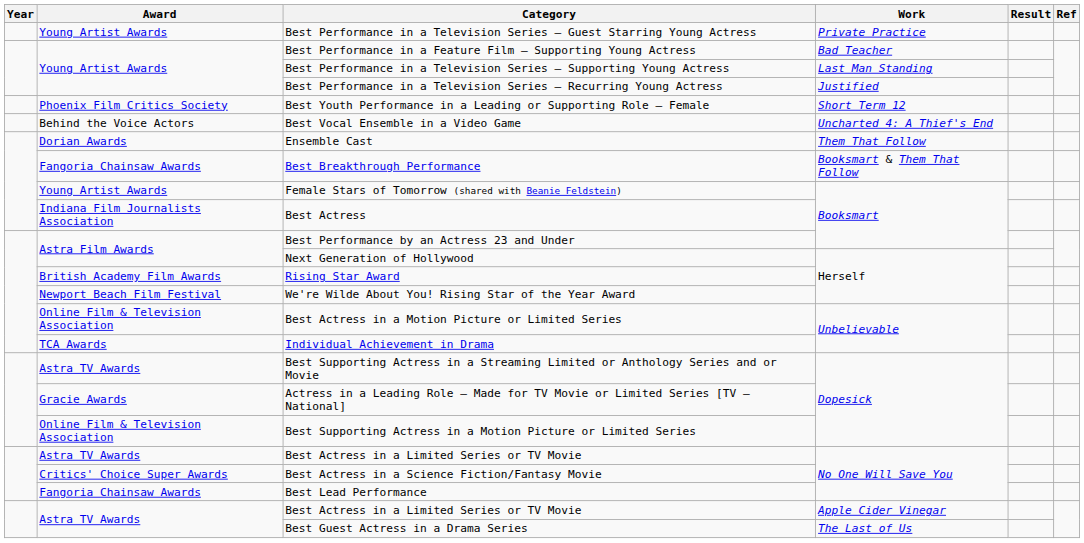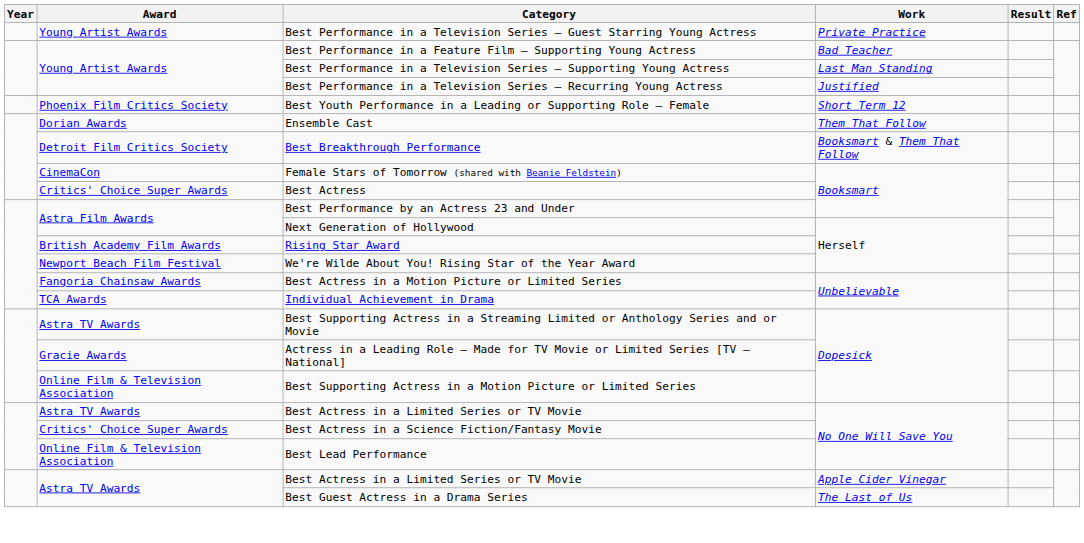- row: (403, 123)
(120, 166) Fangoria Chainsaw Awards -> (134, 148) Detroit Film Critics Society
(103, 190) Young Artist Awards -> (70, 172) CinemaCon
(120, 215) Indiana Film Journalists Association -> (134, 190) Critics' Choice Super Awards
(120, 319) Online Film & Television Association -> (120, 282) Fangoria Chainsaw Awards
(120, 492) Fangoria Chainsaw Awards -> (120, 454) Online Film & Television Association
